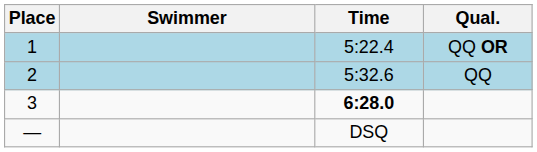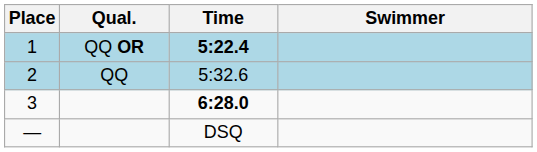columns swapped: (187, 18) <-> (478, 18)
(369, 47) normal -> (223, 47) bold
